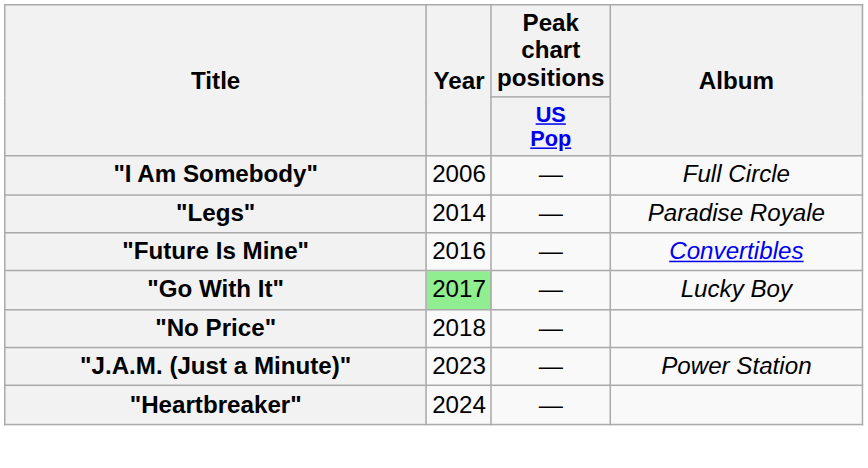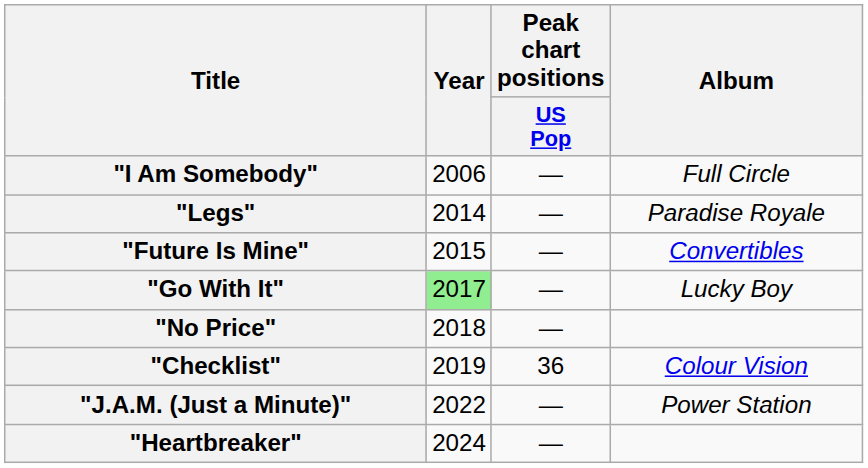(459, 251) 2016 -> (459, 251) 2015
+ row: (216, 366)
(459, 366) 2023 -> (459, 404) 2022
